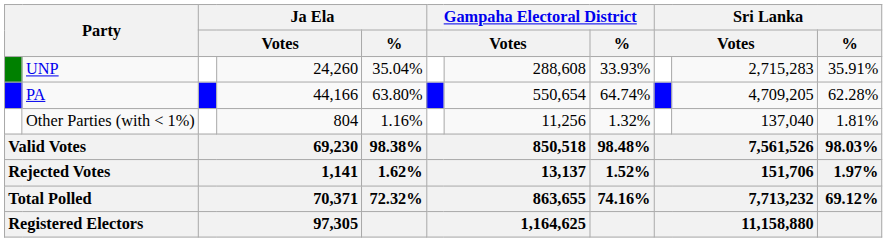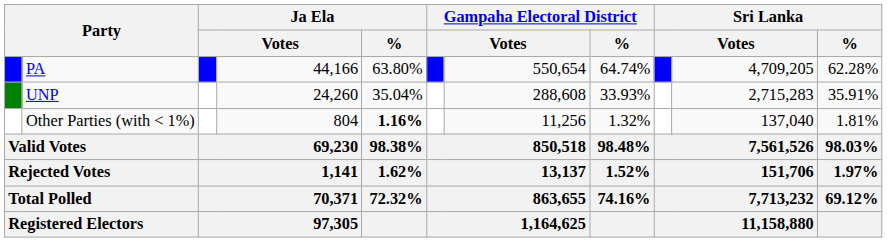rows swapped: (36, 95) <-> (42, 69)
(402, 120) normal -> (400, 120) bold
